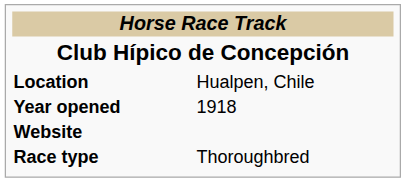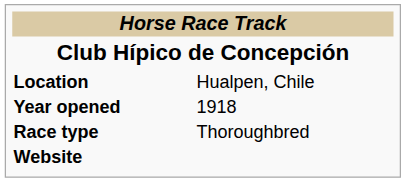rows swapped: (56, 156) <-> (48, 131)
